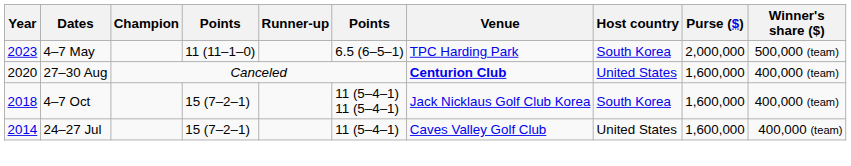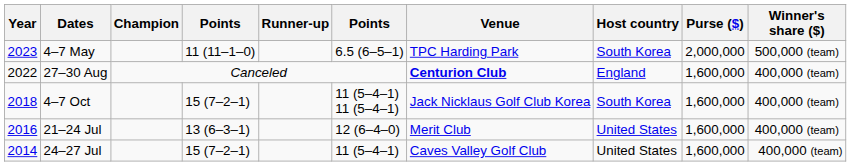(22, 73) 2020 -> (22, 73) 2022
(637, 73) United States -> (621, 73) England
+ row: (72, 130)
